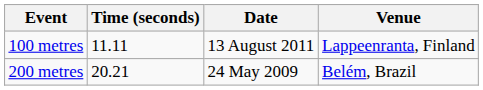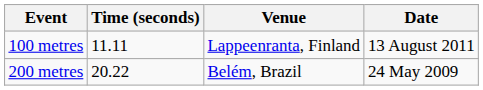columns swapped: (398, 17) <-> (261, 17)
(110, 71) 20.21 -> (110, 71) 20.22
